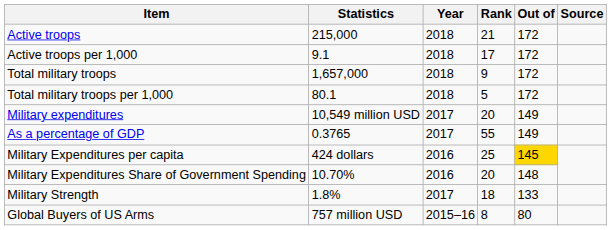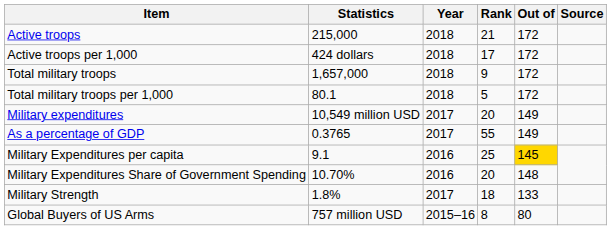(321, 54) 9.1 -> (343, 54) 424 dollars
(343, 154) 424 dollars -> (321, 154) 9.1
